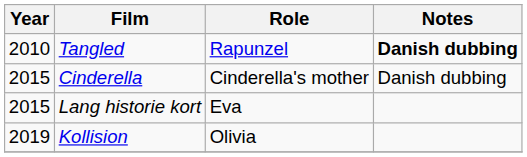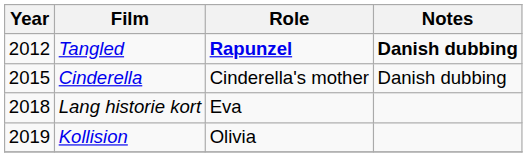(30, 48) 2010 -> (30, 48) 2012
(249, 48) normal -> (251, 48) bold
(30, 107) 2015 -> (30, 107) 2018
